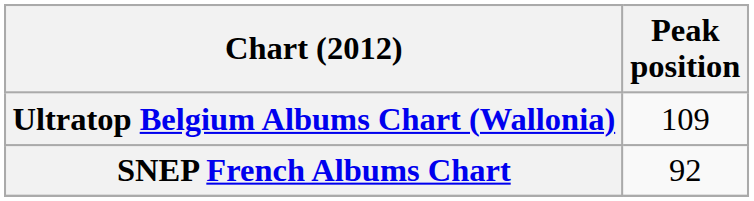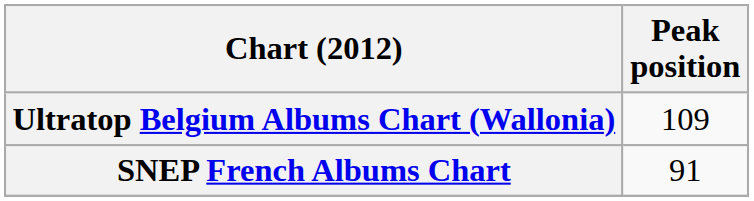(685, 169) 92 -> (685, 169) 91
